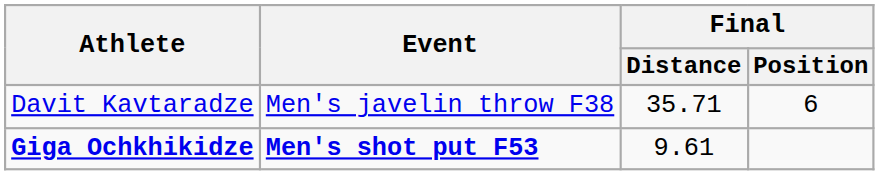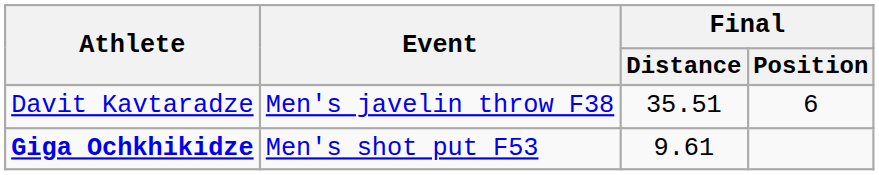(684, 106) 35.71 -> (684, 106) 35.51
(402, 149) bold -> (402, 149) normal
